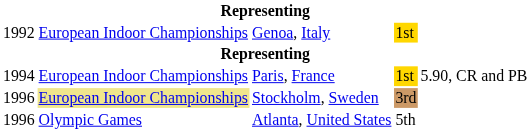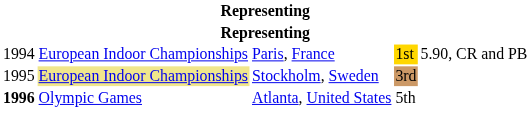- row: (291, 32)
(19, 98) 1996 -> (19, 76) 1995
(19, 119) normal -> (19, 98) bold
